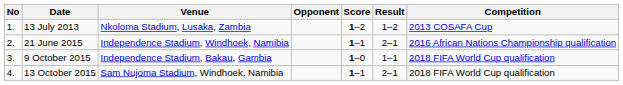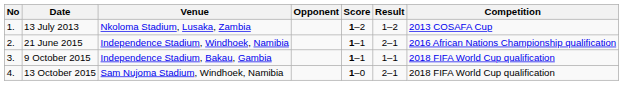(357, 57) 1–0 -> (357, 57) 1–1
(357, 72) 1–1 -> (357, 72) 1–0
